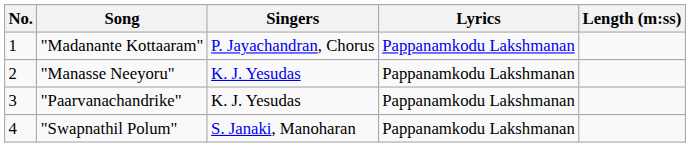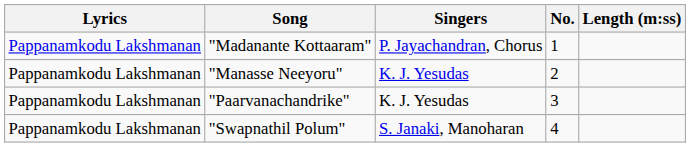columns swapped: (21, 18) <-> (478, 18)
